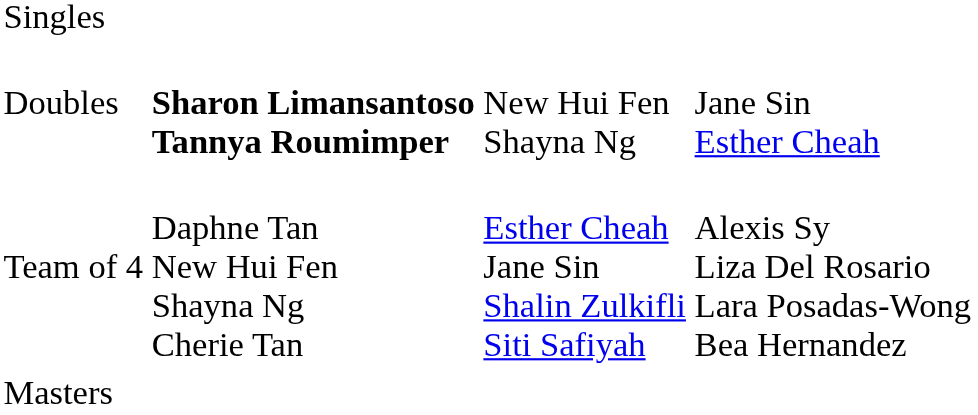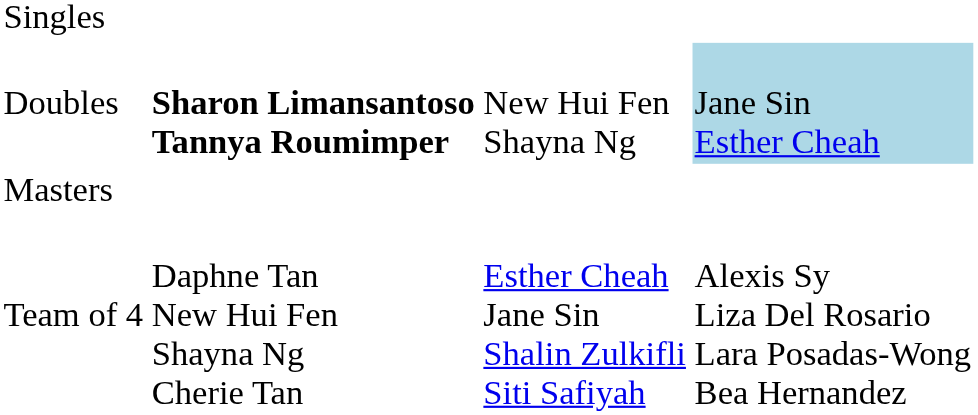(787, 122) no background -> (787, 122) lightblue background
rows swapped: (73, 266) <-> (58, 392)
